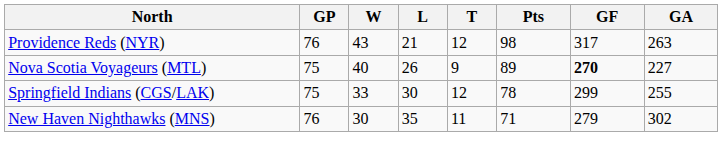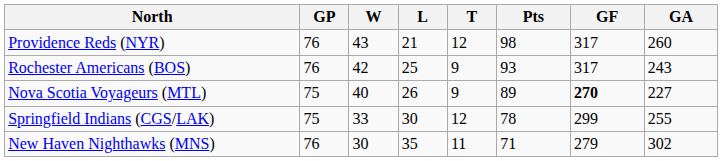(660, 42) 263 -> (660, 42) 260
+ row: (99, 67)
